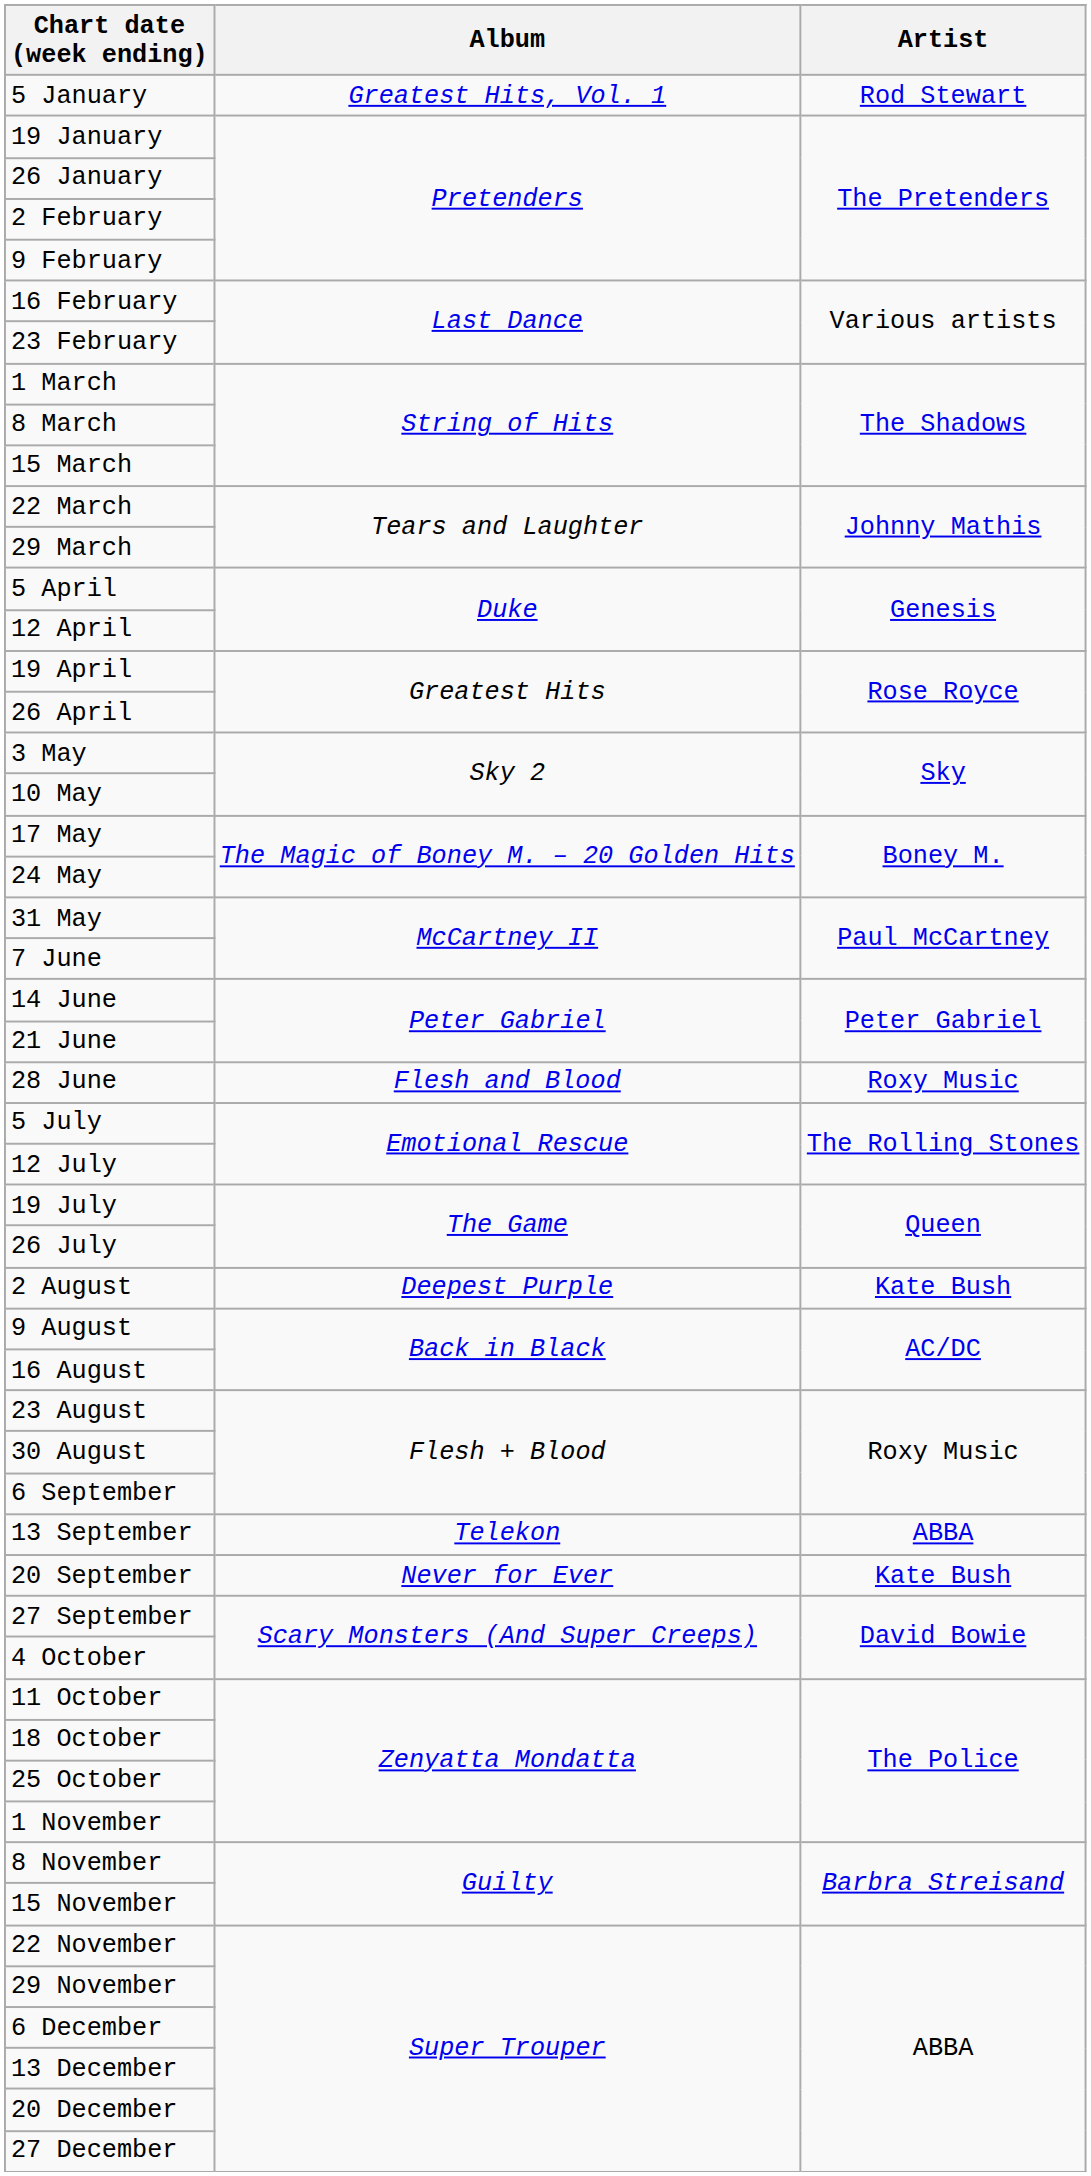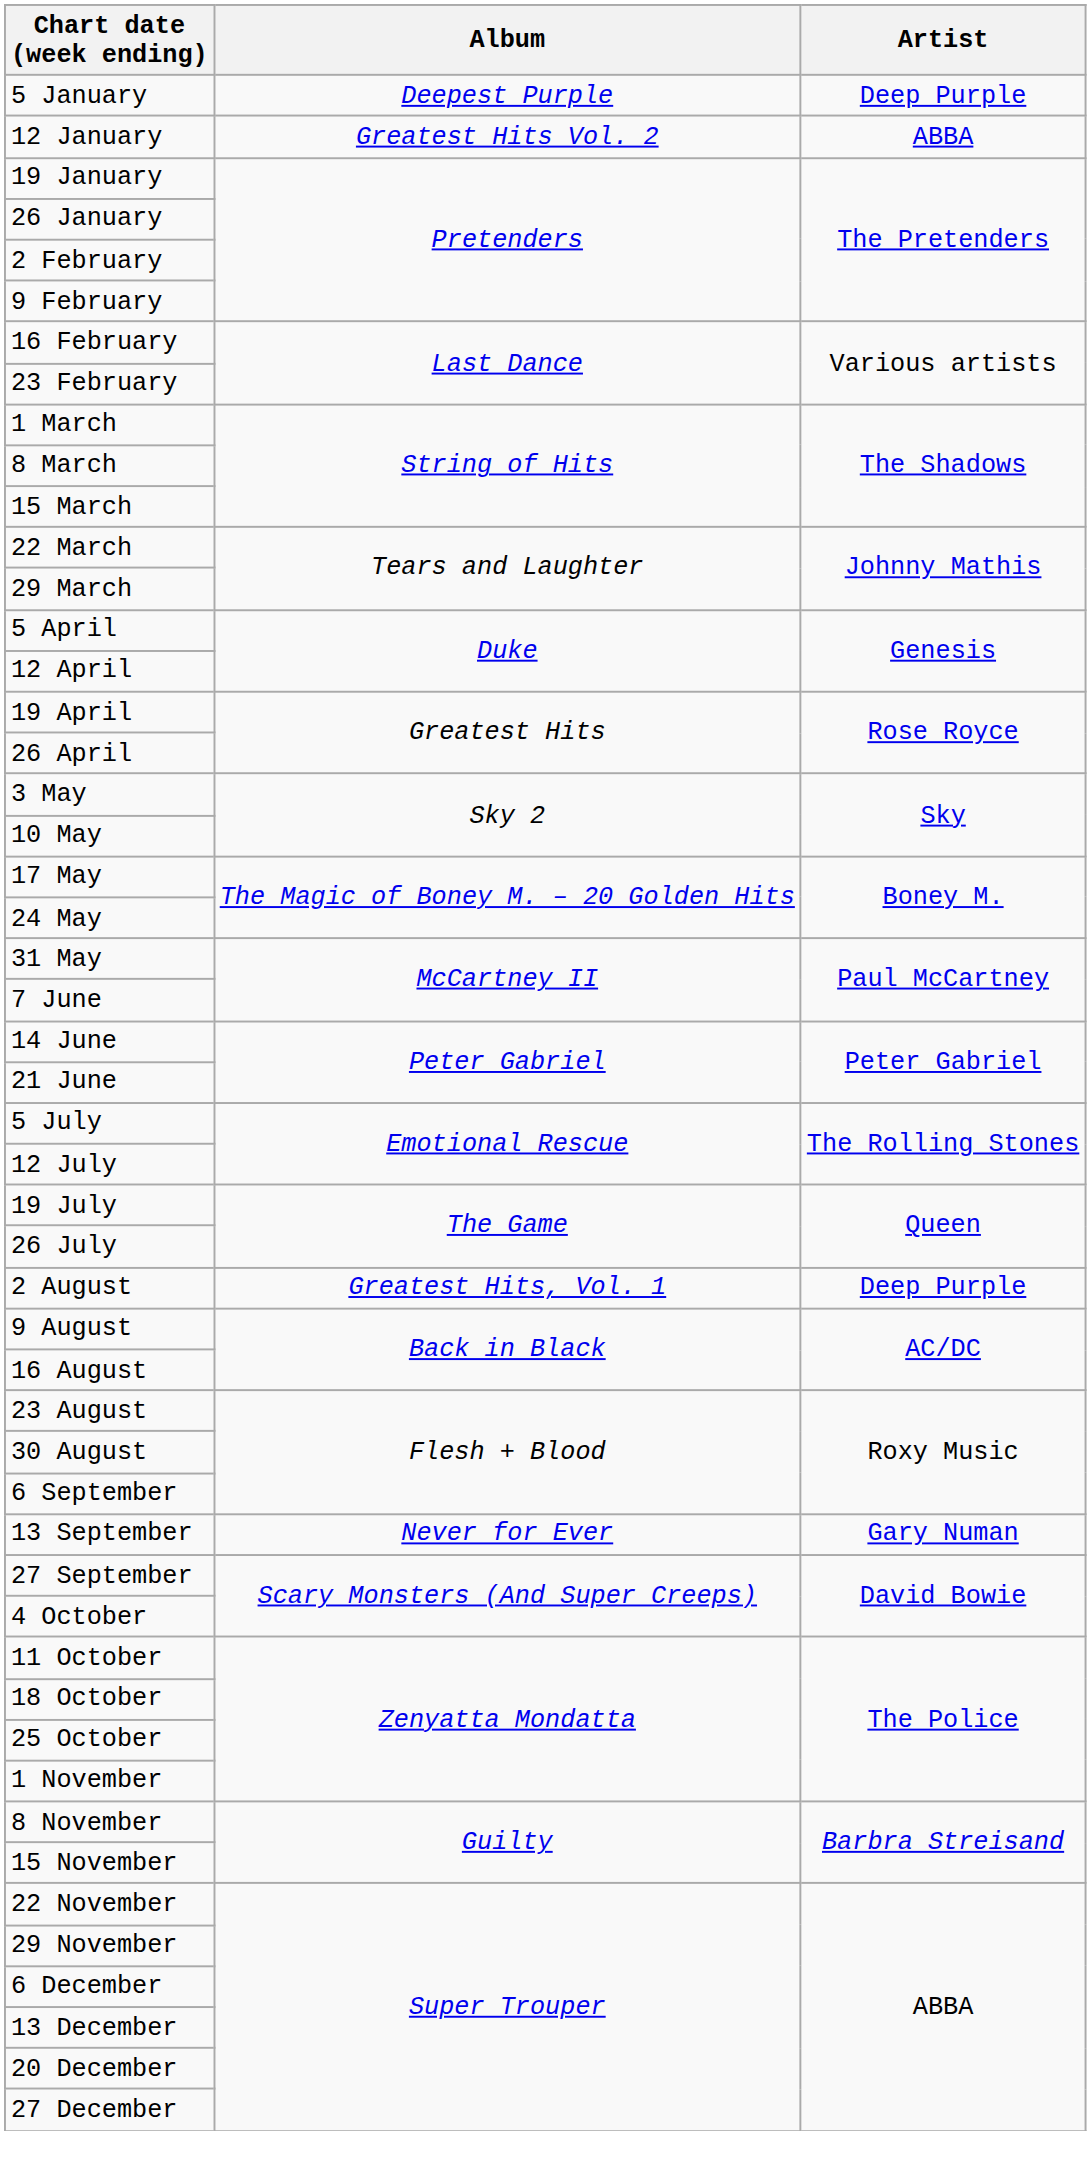(507, 96) Greatest Hits, Vol. 1 -> (507, 96) Deepest Purple
(943, 96) Rod Stewart -> (943, 96) Deep Purple
+ row: (87, 137)
- row: (64, 1082)
(507, 1288) Deepest Purple -> (507, 1288) Greatest Hits, Vol. 1
(943, 1288) Kate Bush -> (943, 1288) Deep Purple
(507, 1534) Telekon -> (507, 1534) Never for Ever
(943, 1534) ABBA -> (943, 1534) Gary Numan
- row: (102, 1575)
